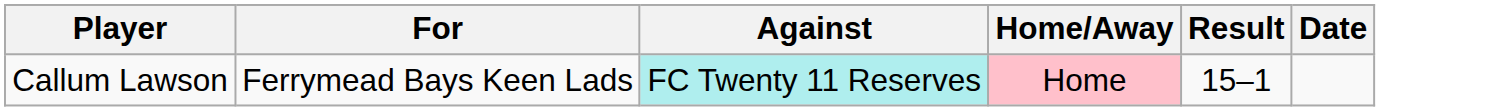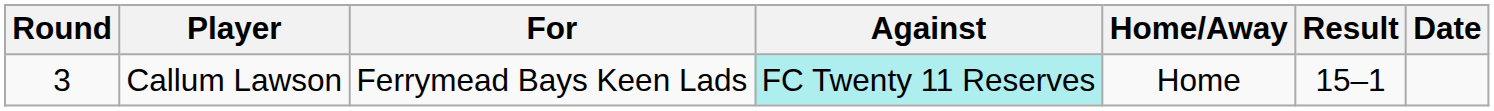+ column: (62, 29)
(1085, 79) pink background -> (1199, 79) no background
